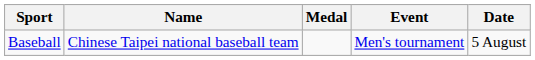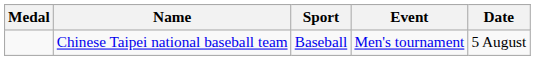columns swapped: (326, 17) <-> (34, 17)
